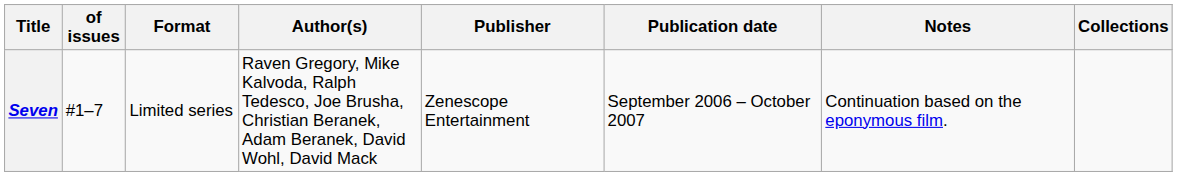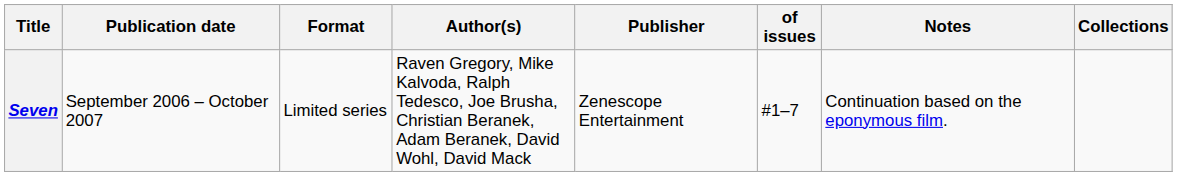columns swapped: (94, 27) <-> (713, 27)
